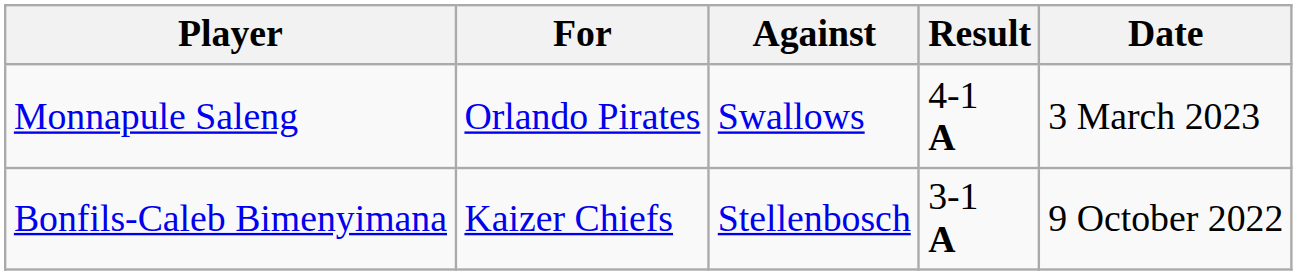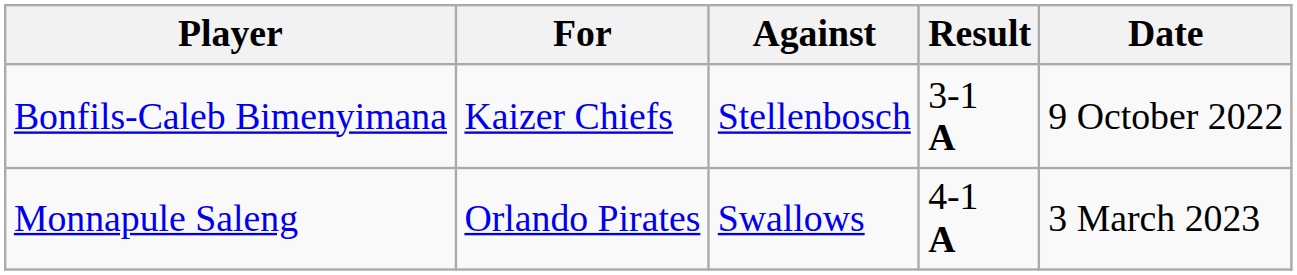rows swapped: (230, 217) <-> (156, 115)
